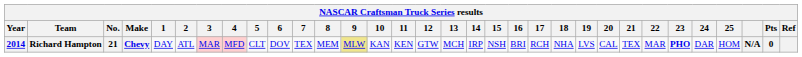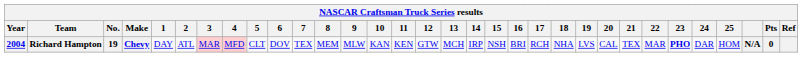(16, 44) 2014 -> (16, 44) 2004
(113, 44) 21 -> (113, 44) 19
(354, 44) khaki background -> (354, 44) no background
